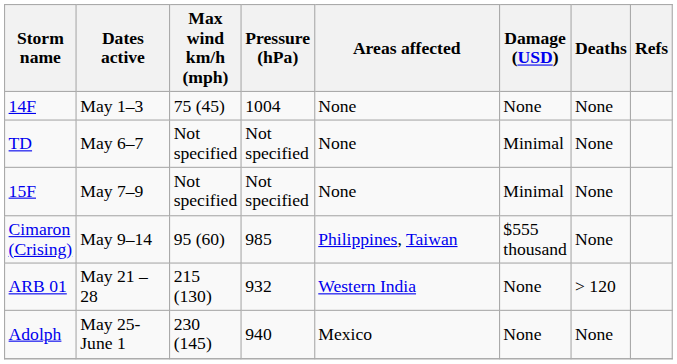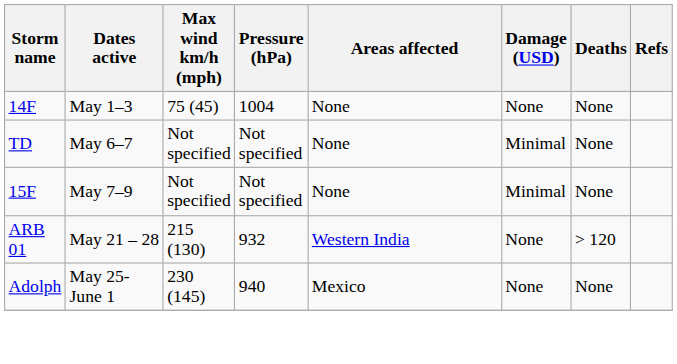- row: (40, 239)
